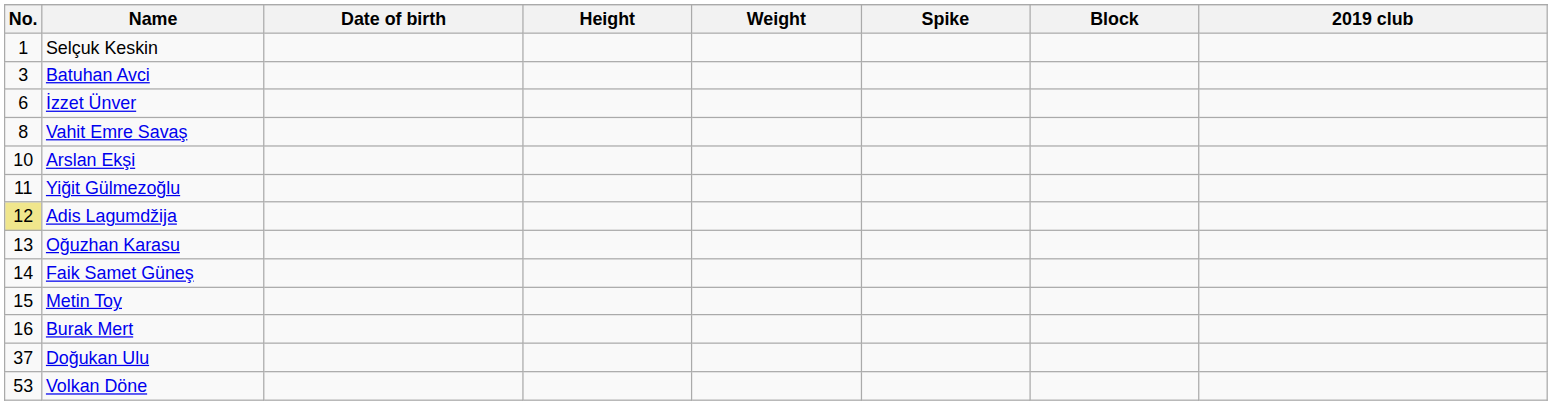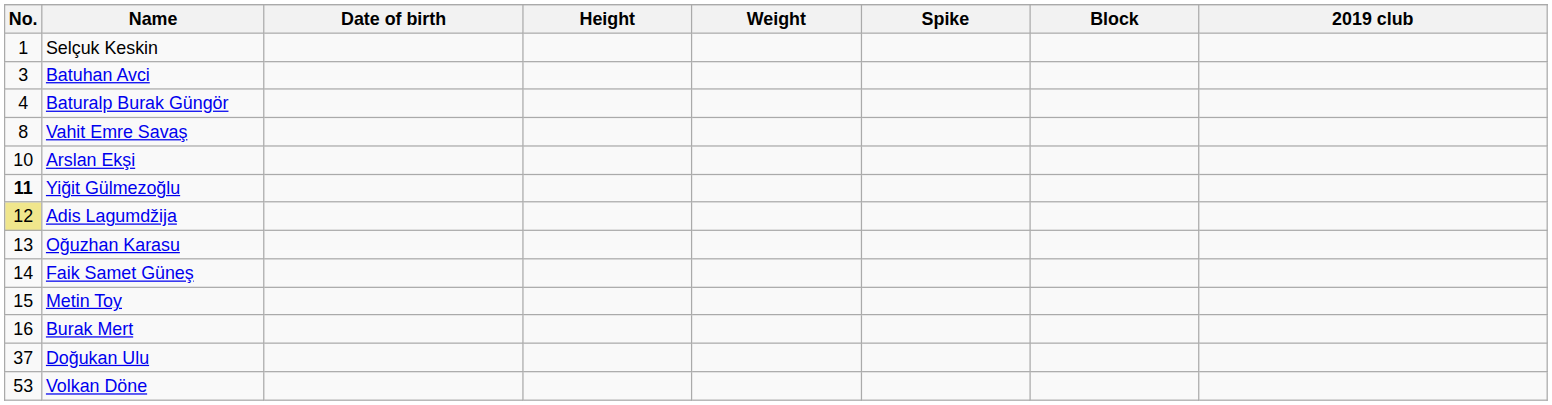+ row: (137, 104)
- row: (91, 104)
(23, 188) normal -> (23, 188) bold
